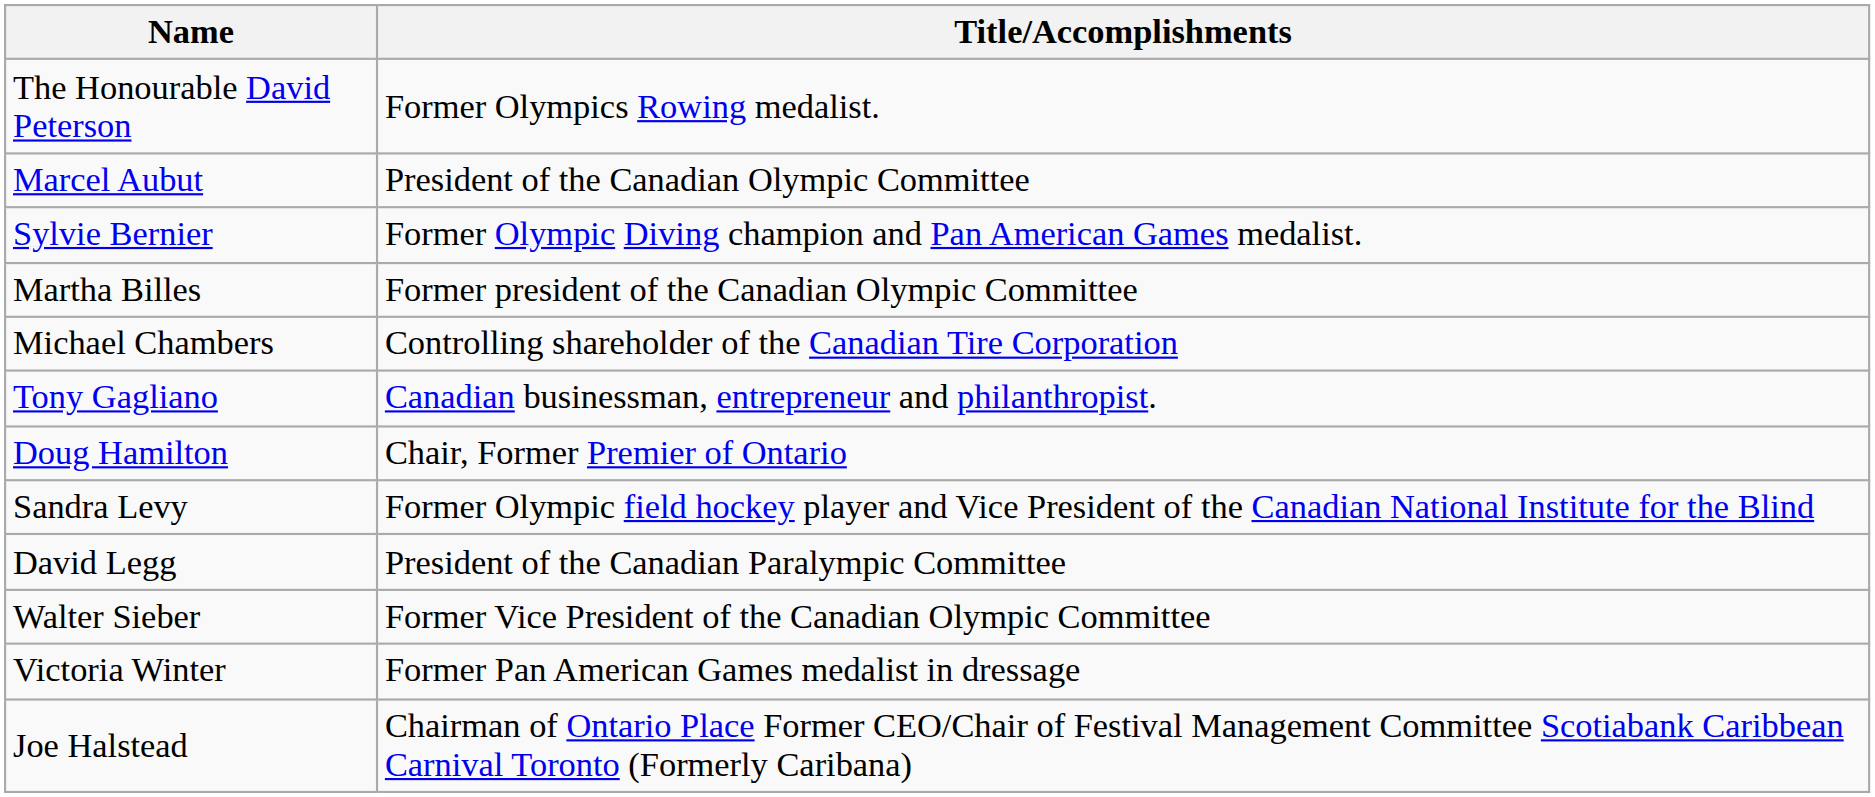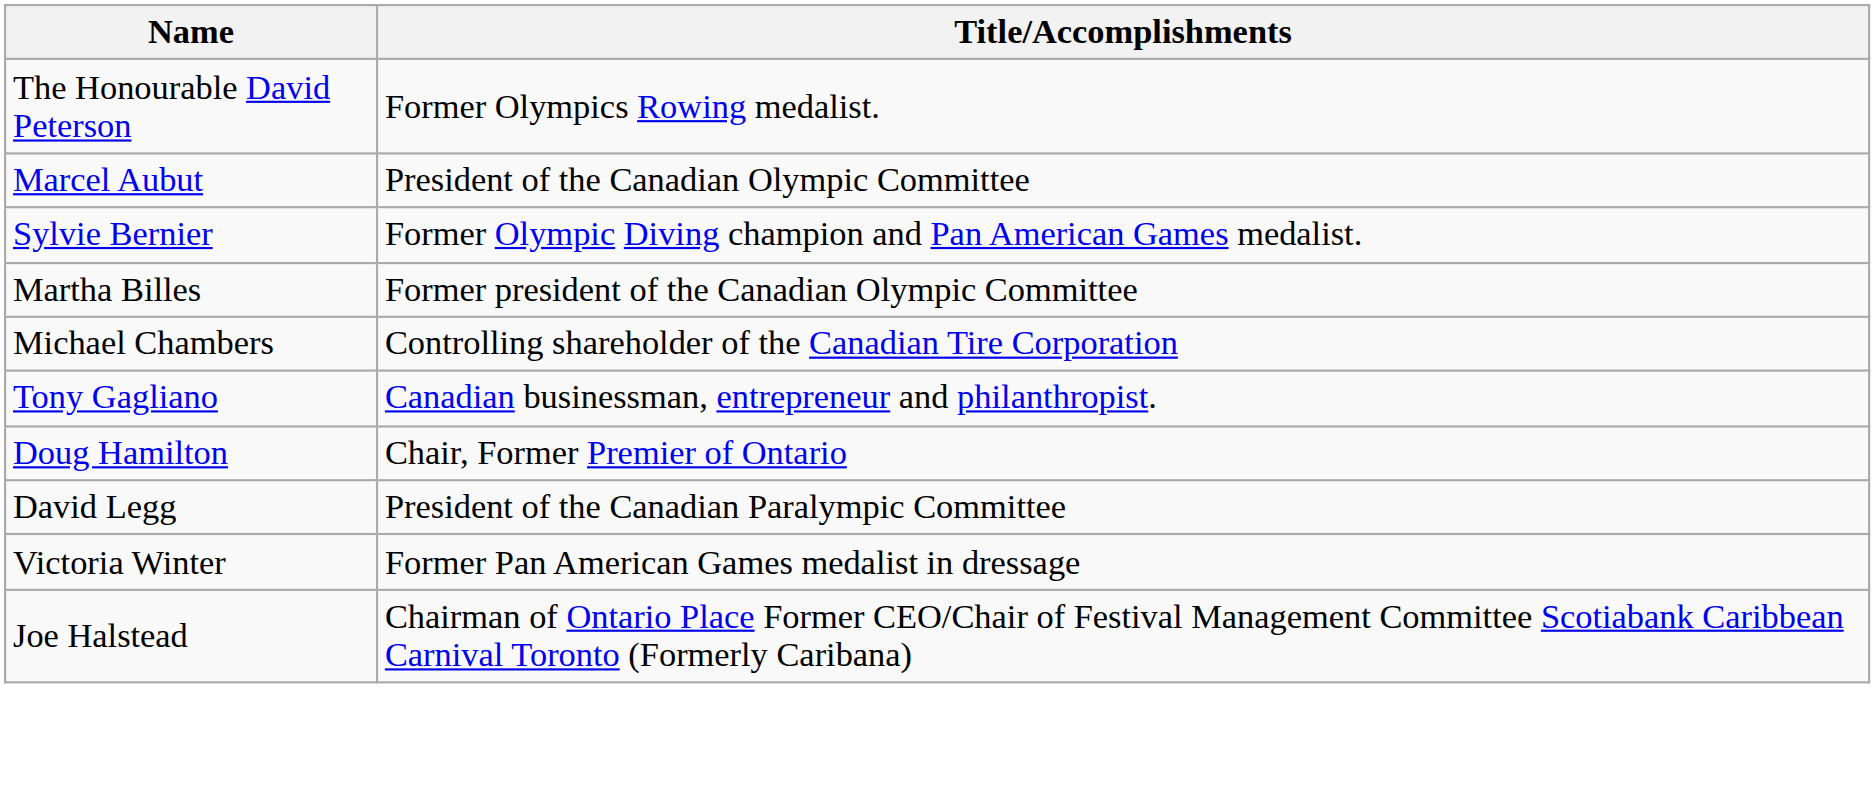- row: (100, 506)
- row: (107, 616)
